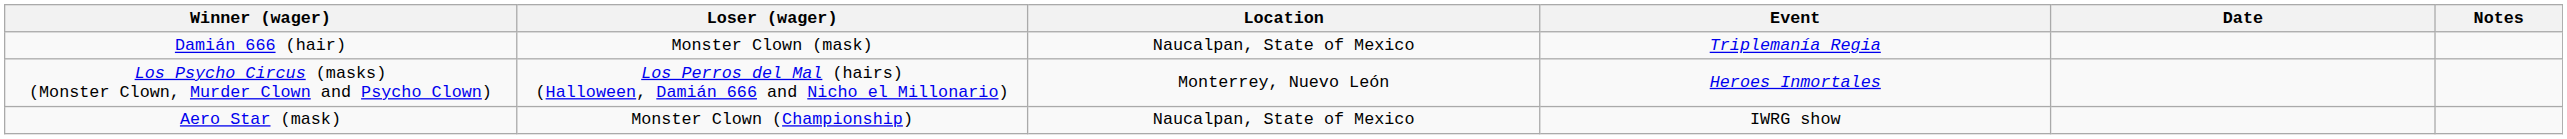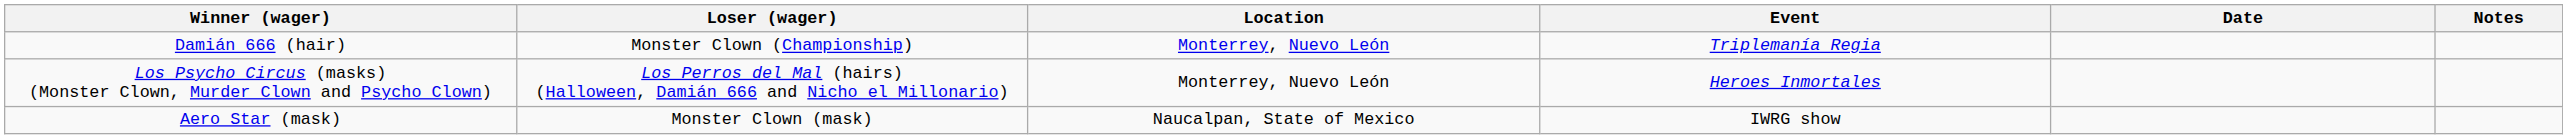(772, 46) Monster Clown (mask) -> (772, 46) Monster Clown (Championship)
(1284, 46) Naucalpan, State of Mexico -> (1284, 46) Monterrey, Nuevo León
(772, 120) Monster Clown (Championship) -> (772, 120) Monster Clown (mask)
